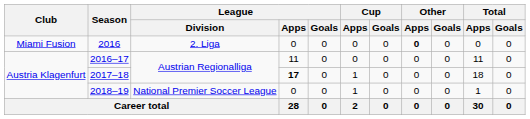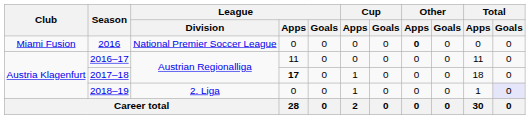(205, 43) 2. Liga -> (205, 43) National Premier Soccer League
(205, 91) National Premier Soccer League -> (205, 91) 2. Liga
(509, 91) no background -> (509, 91) lavender background
